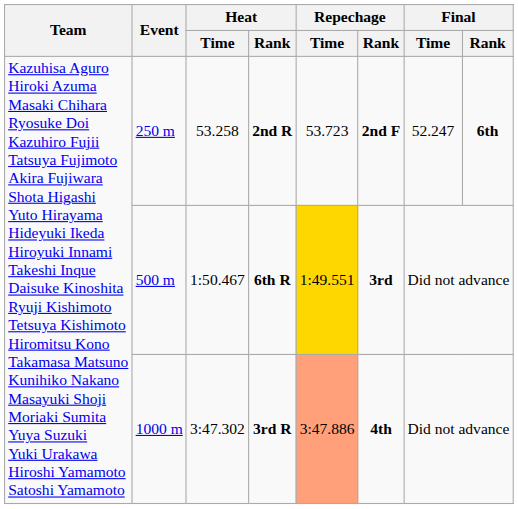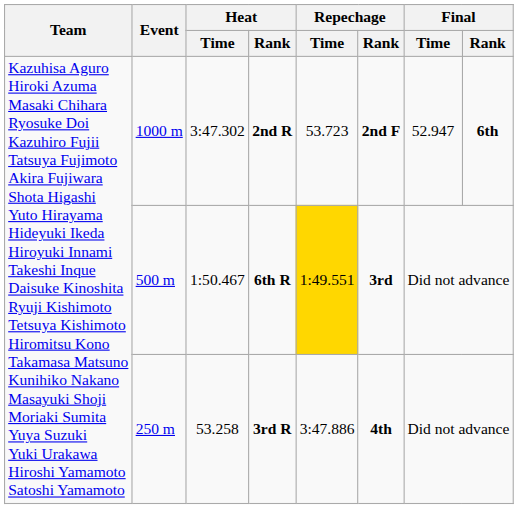(155, 130) 250 m -> (159, 130) 1000 m
(217, 130) 53.258 -> (217, 130) 3:47.302
(433, 130) 52.247 -> (433, 130) 52.947
(159, 429) 1000 m -> (155, 429) 250 m
(217, 429) 3:47.302 -> (217, 429) 53.258
(327, 429) lightsalmon background -> (327, 429) no background
